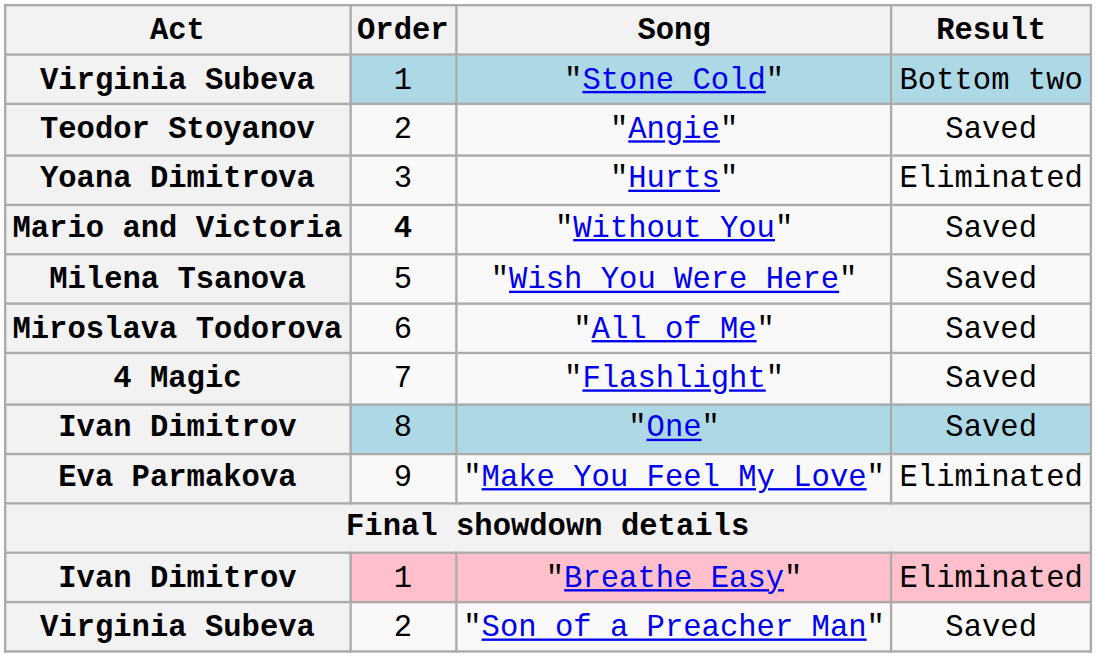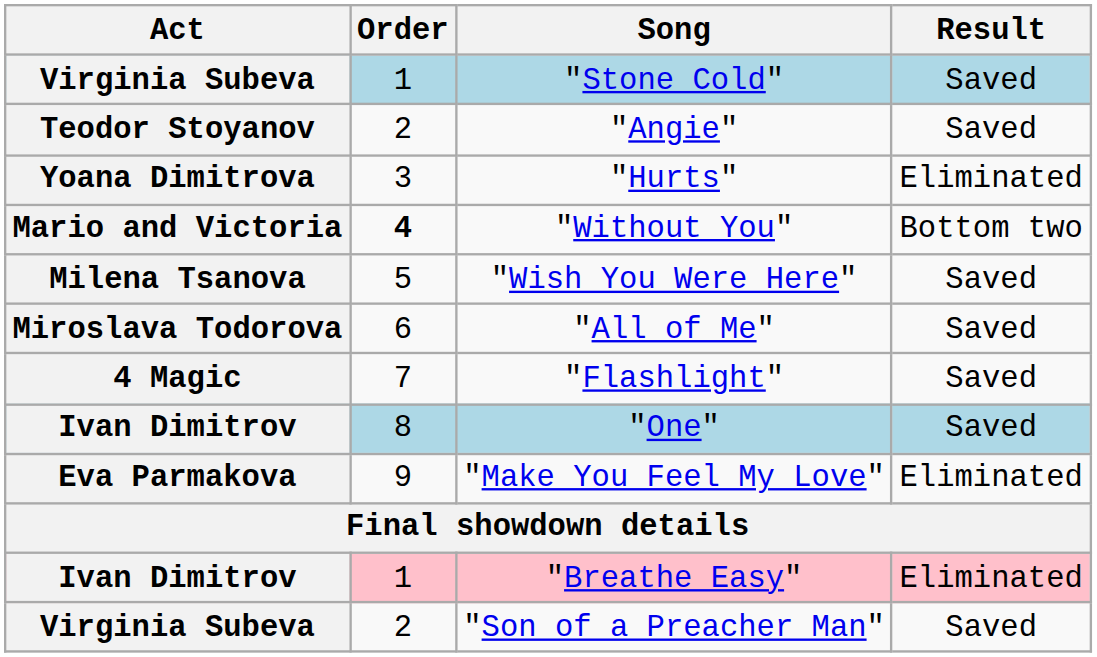(991, 80) Bottom two -> (991, 80) Saved
(991, 229) Saved -> (991, 229) Bottom two
